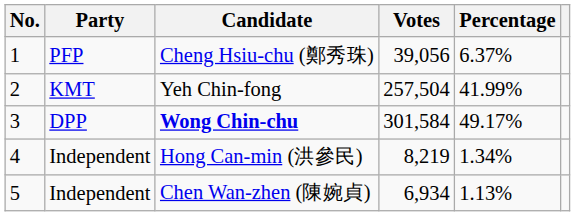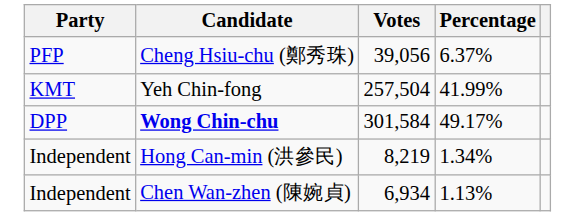- column: (25, 20)
